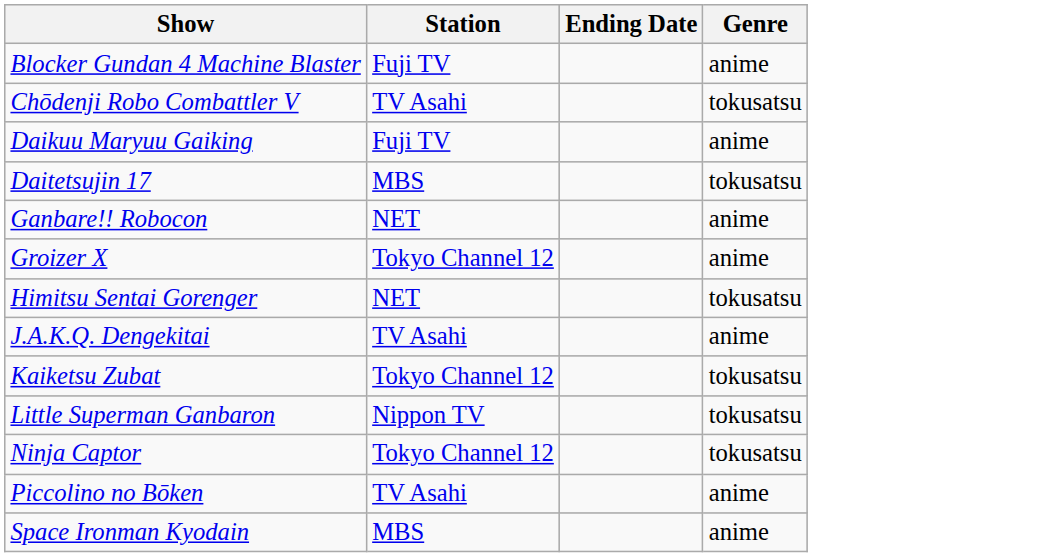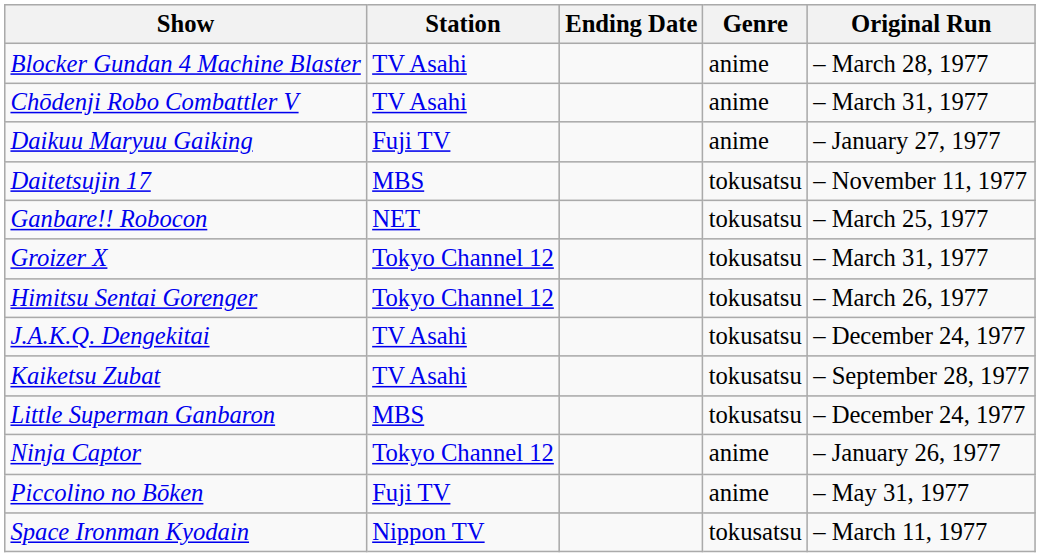+ column: (921, 24)
(411, 63) Fuji TV -> (419, 63) TV Asahi
(755, 102) tokusatsu -> (739, 102) anime
(739, 219) anime -> (755, 219) tokusatsu
(739, 258) anime -> (755, 258) tokusatsu
(396, 297) NET -> (463, 297) Tokyo Channel 12
(739, 336) anime -> (755, 336) tokusatsu
(463, 375) Tokyo Channel 12 -> (419, 375) TV Asahi
(428, 414) Nippon TV -> (398, 414) MBS
(755, 453) tokusatsu -> (739, 453) anime
(419, 492) TV Asahi -> (411, 492) Fuji TV
(398, 532) MBS -> (428, 532) Nippon TV
(739, 532) anime -> (755, 532) tokusatsu
